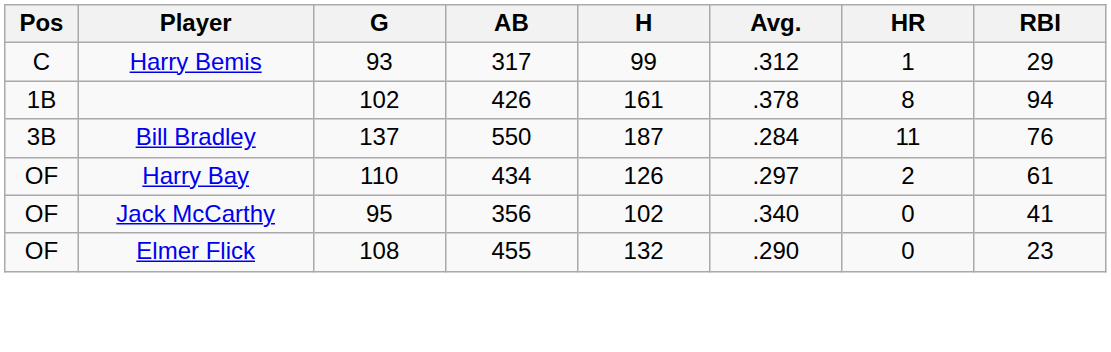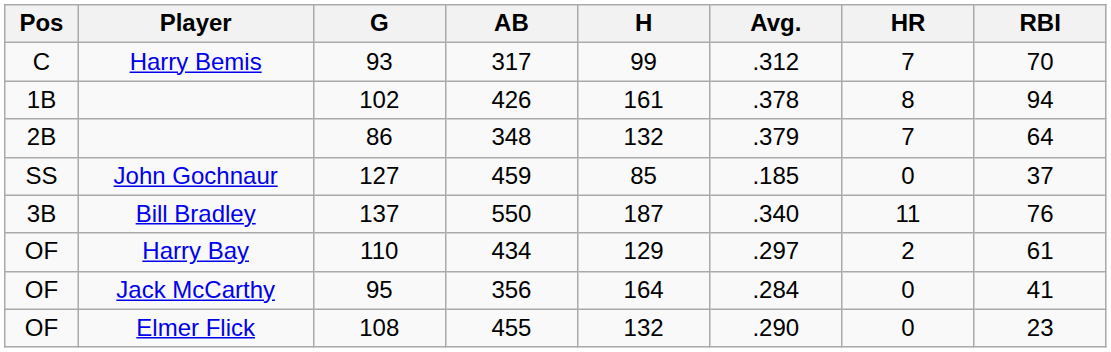(908, 61) 1 -> (908, 61) 7
(1040, 61) 29 -> (1040, 61) 70
+ row: (379, 137)
+ row: (379, 175)
(776, 137) .284 -> (776, 213) .340
(644, 175) 126 -> (644, 251) 129
(644, 213) 102 -> (644, 289) 164
(776, 213) .340 -> (776, 289) .284
